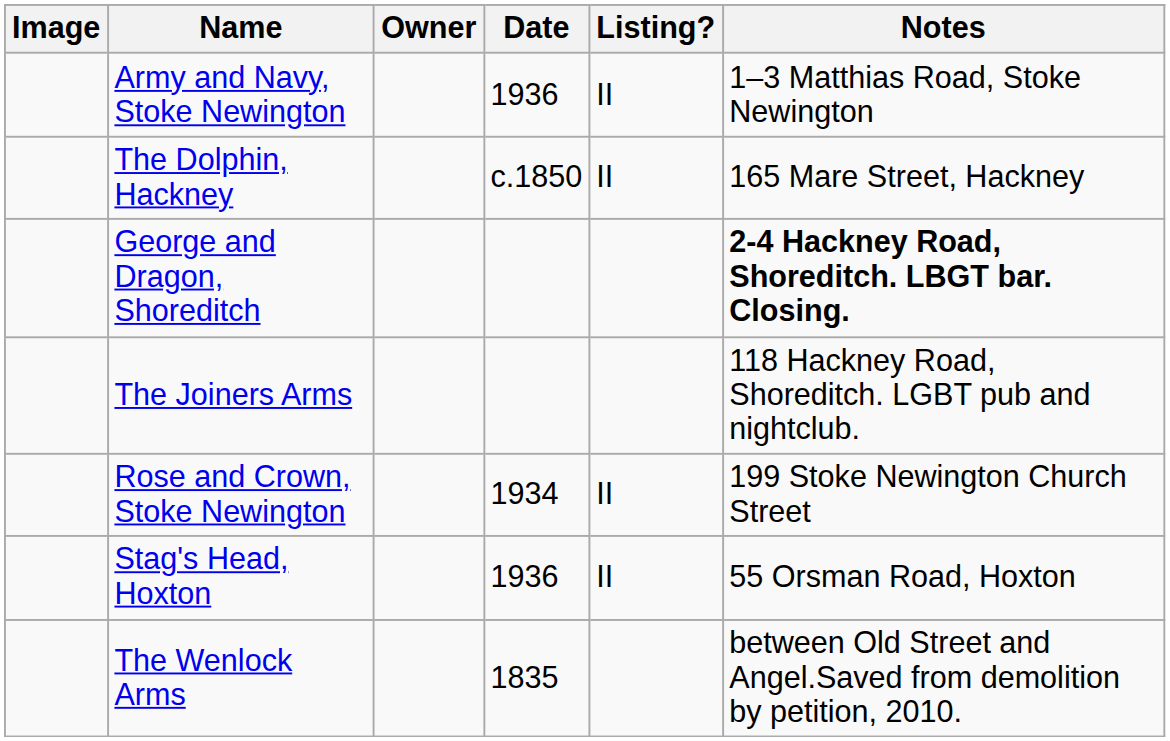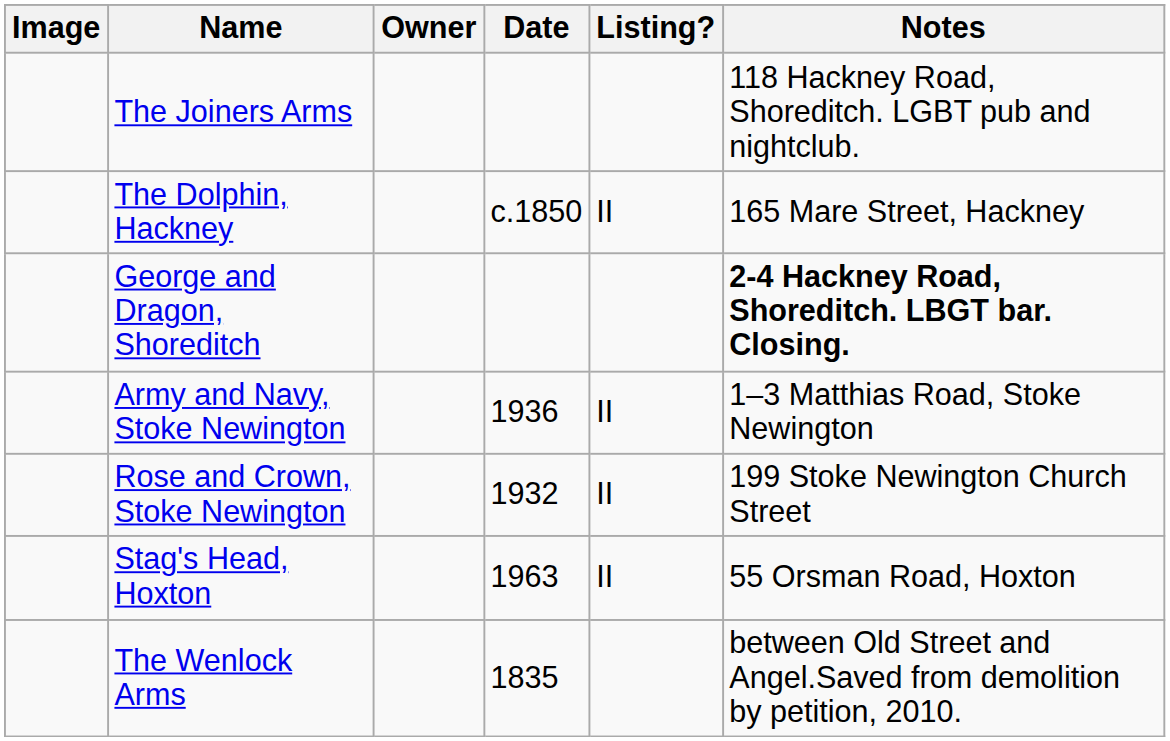rows swapped: (230, 94) <-> (233, 394)
(524, 494) 1934 -> (524, 494) 1932
(524, 577) 1936 -> (524, 577) 1963
